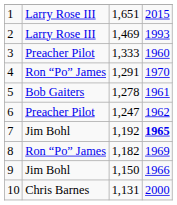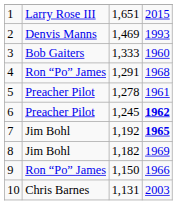(60, 33) Larry Rose III -> (61, 33) Denvis Manns
(60, 53) Preacher Pilot -> (55, 53) Bob Gaiters
(157, 72) 1970 -> (157, 72) 1968
(55, 92) Bob Gaiters -> (60, 92) Preacher Pilot
(126, 111) 1,247 -> (126, 111) 1,245
(157, 111) normal -> (157, 111) bold
(66, 151) Ron “Po” James -> (48, 151) Jim Bohl
(48, 170) Jim Bohl -> (66, 170) Ron “Po” James
(157, 190) 2000 -> (157, 190) 2003
